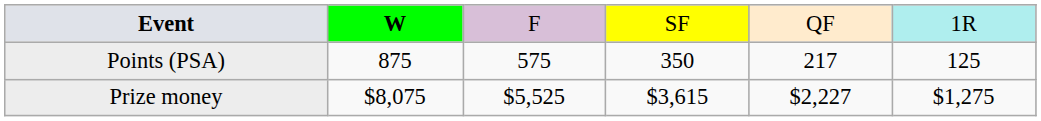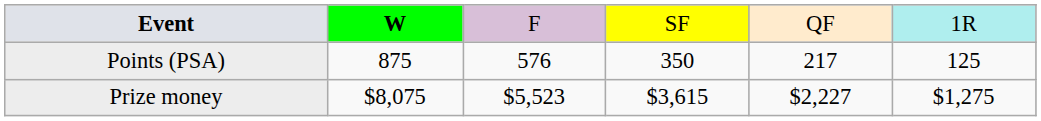(534, 60) 575 -> (534, 60) 576
(534, 97) $5,525 -> (534, 97) $5,523
